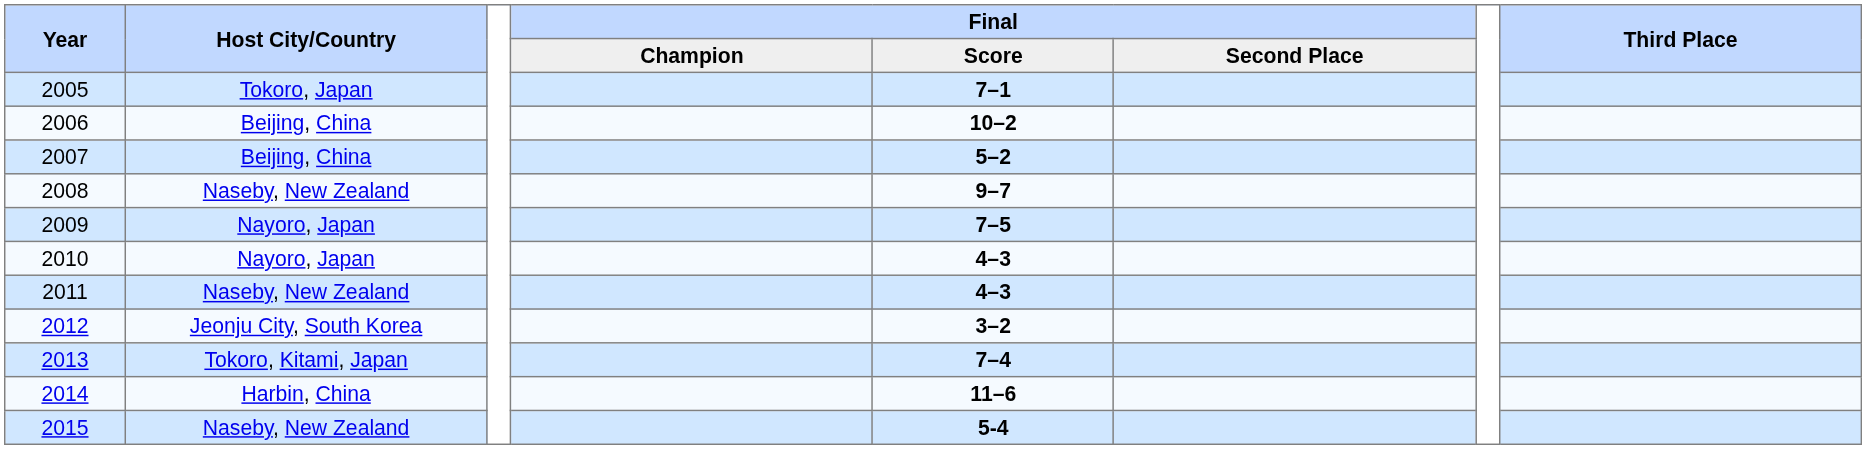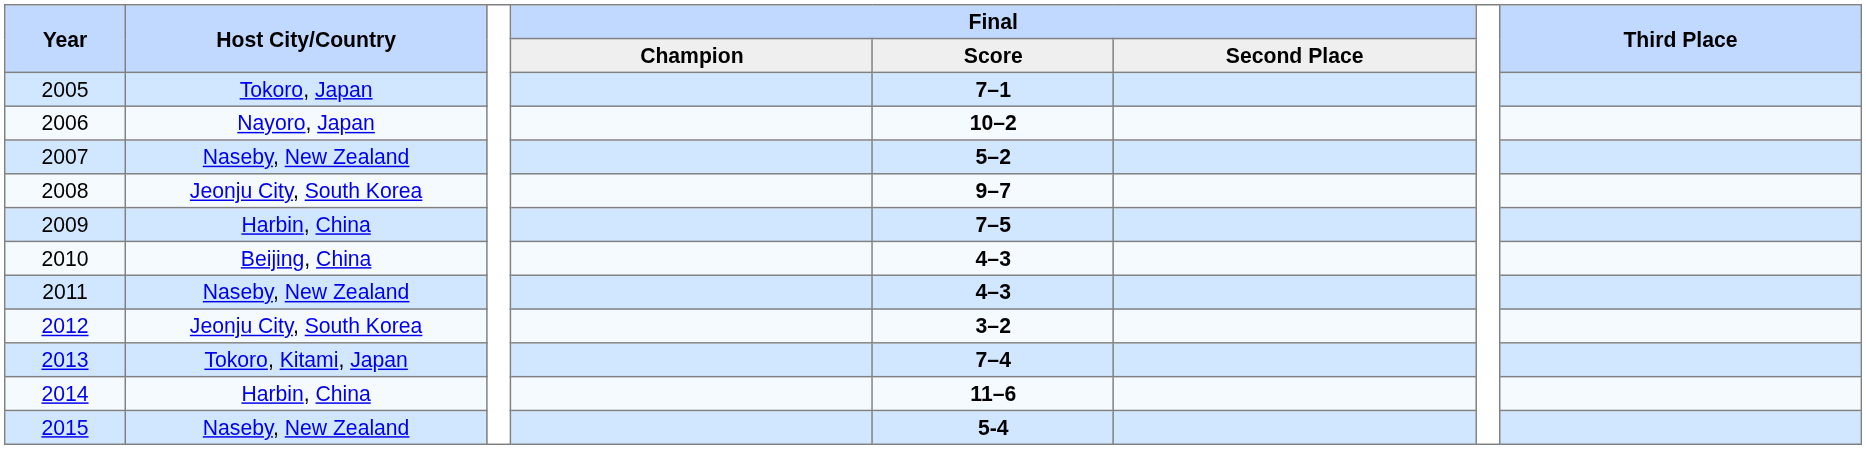(306, 123) Beijing, China -> (306, 123) Nayoro, Japan
(306, 157) Beijing, China -> (306, 157) Naseby, New Zealand
(306, 191) Naseby, New Zealand -> (306, 191) Jeonju City, South Korea
(306, 225) Nayoro, Japan -> (306, 225) Harbin, China
(306, 258) Nayoro, Japan -> (306, 258) Beijing, China
